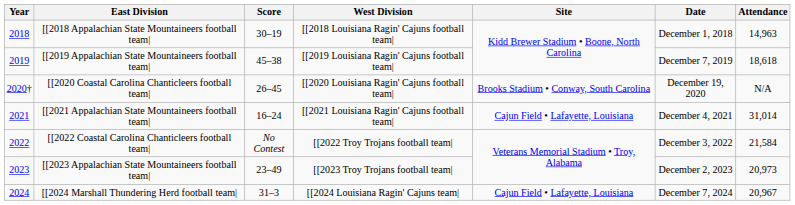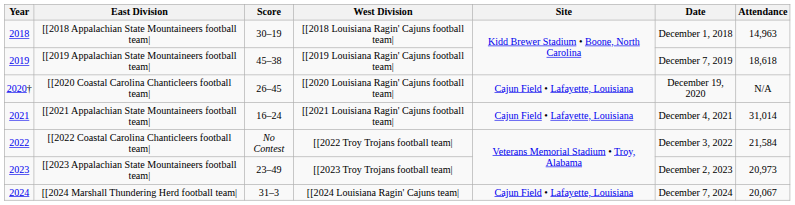(564, 88) Brooks Stadium • Conway, South Carolina -> (564, 88) Cajun Field • Lafayette, Louisiana
(763, 192) 20,967 -> (763, 192) 20,067
